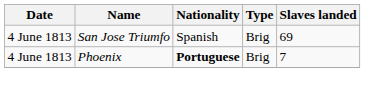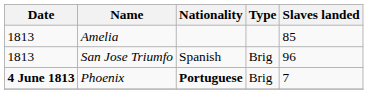+ row: (100, 36)
(40, 36) 4 June 1813 -> (21, 57) 1813
(286, 36) 69 -> (289, 57) 96
(40, 57) normal -> (41, 78) bold
